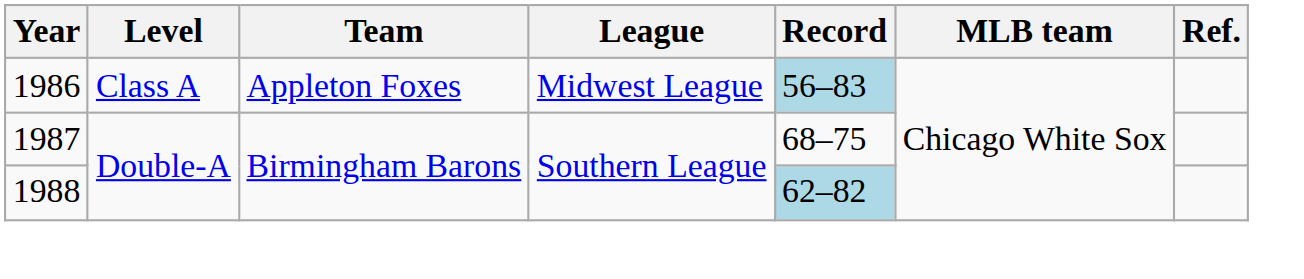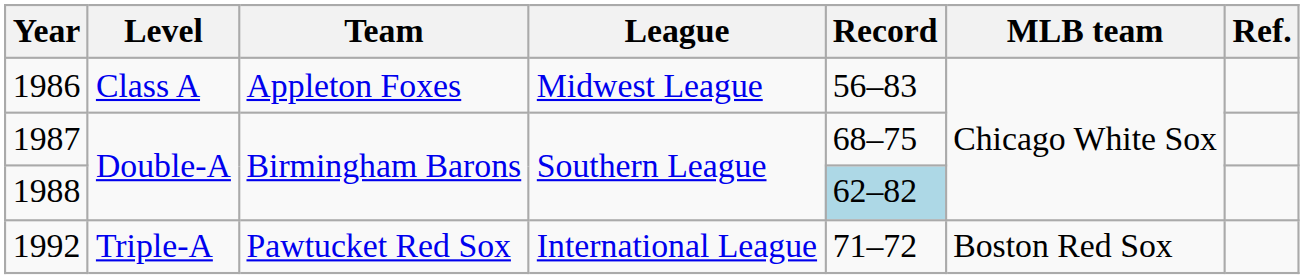(824, 84) lightblue background -> (875, 84) no background
+ row: (47, 245)
